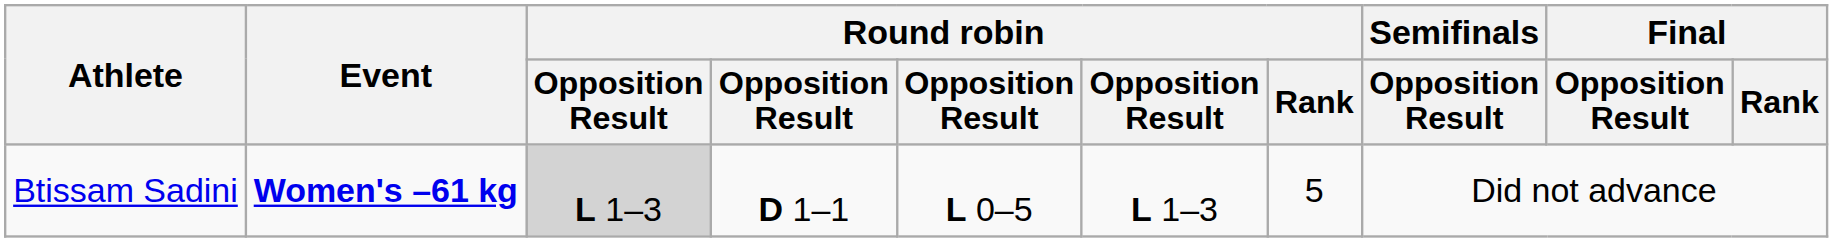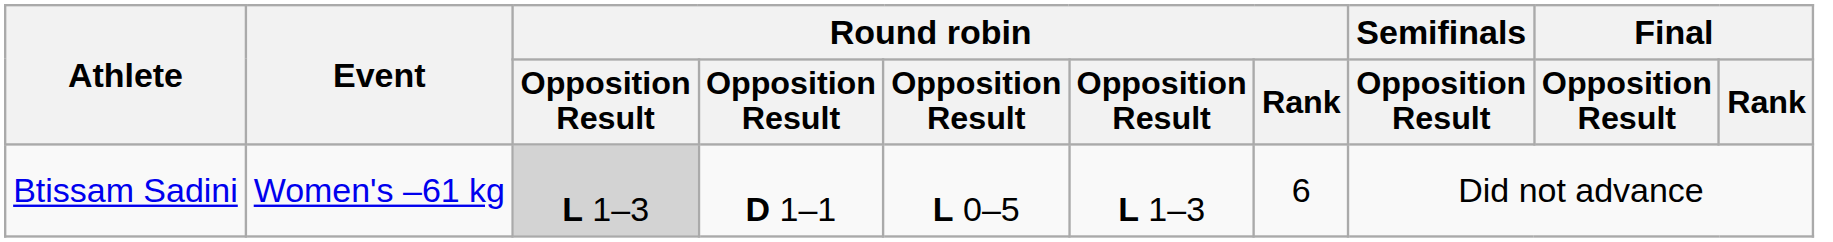(386, 191) bold -> (379, 191) normal
(1314, 191) 5 -> (1301, 191) 6
